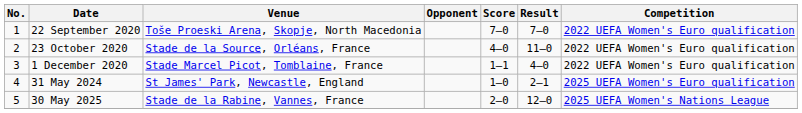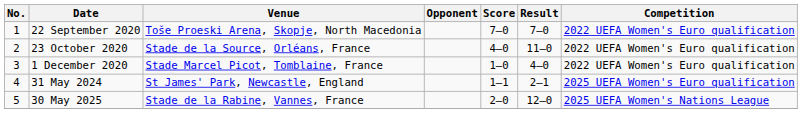(499, 65) 1–1 -> (499, 65) 1–0
(499, 83) 1–0 -> (499, 83) 1–1
